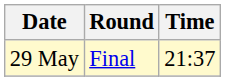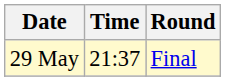columns swapped: (190, 22) <-> (122, 22)
